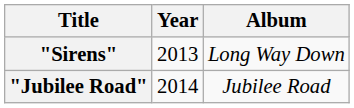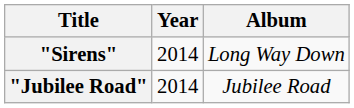(178, 53) 2013 -> (178, 53) 2014
